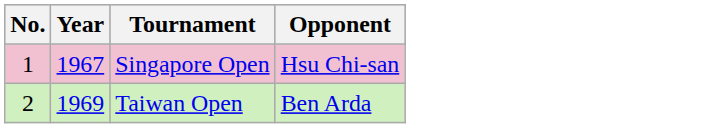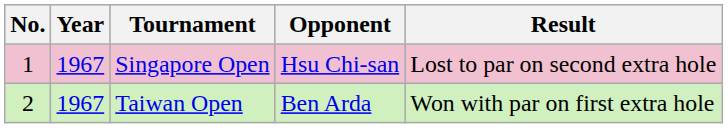+ column: (563, 24)
(80, 103) 1969 -> (80, 103) 1967
